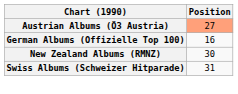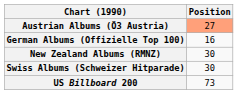(210, 68) 31 -> (210, 68) 30
+ row: (96, 82)
